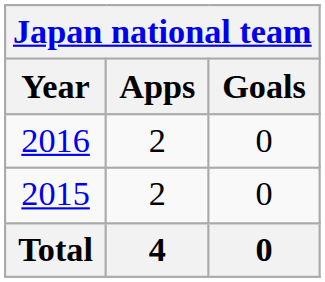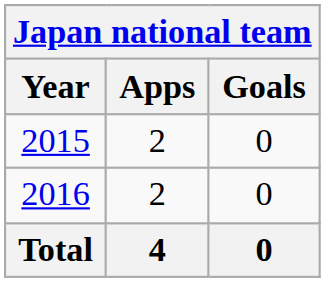rows swapped: (56, 194) <-> (56, 140)
